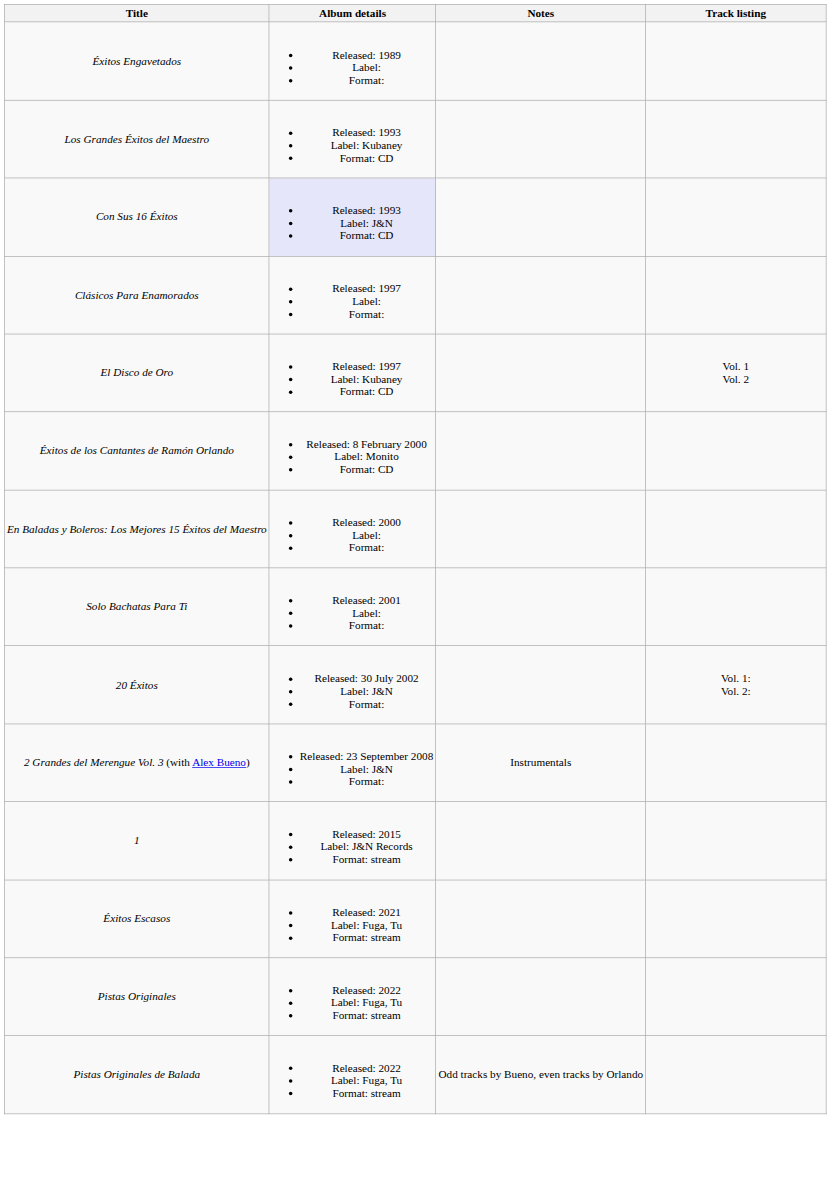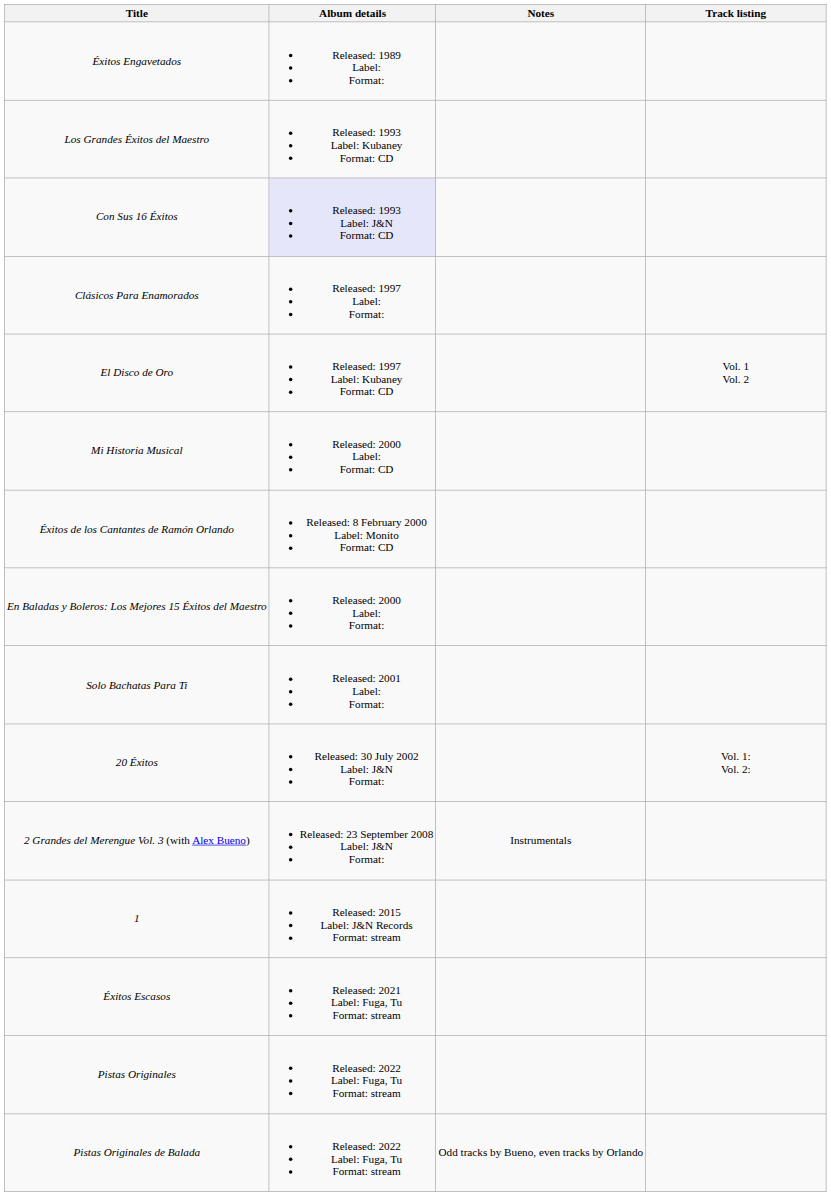+ row: (137, 451)
